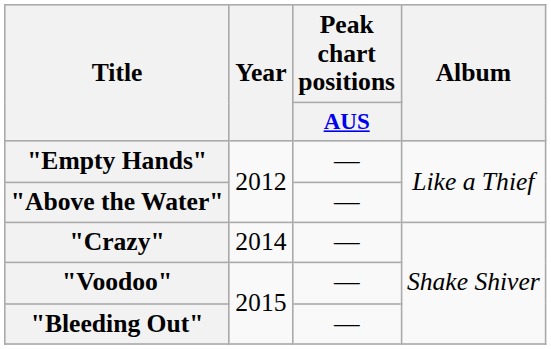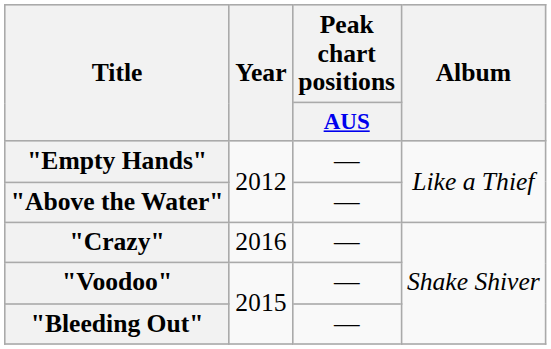(261, 242) 2014 -> (261, 242) 2016
